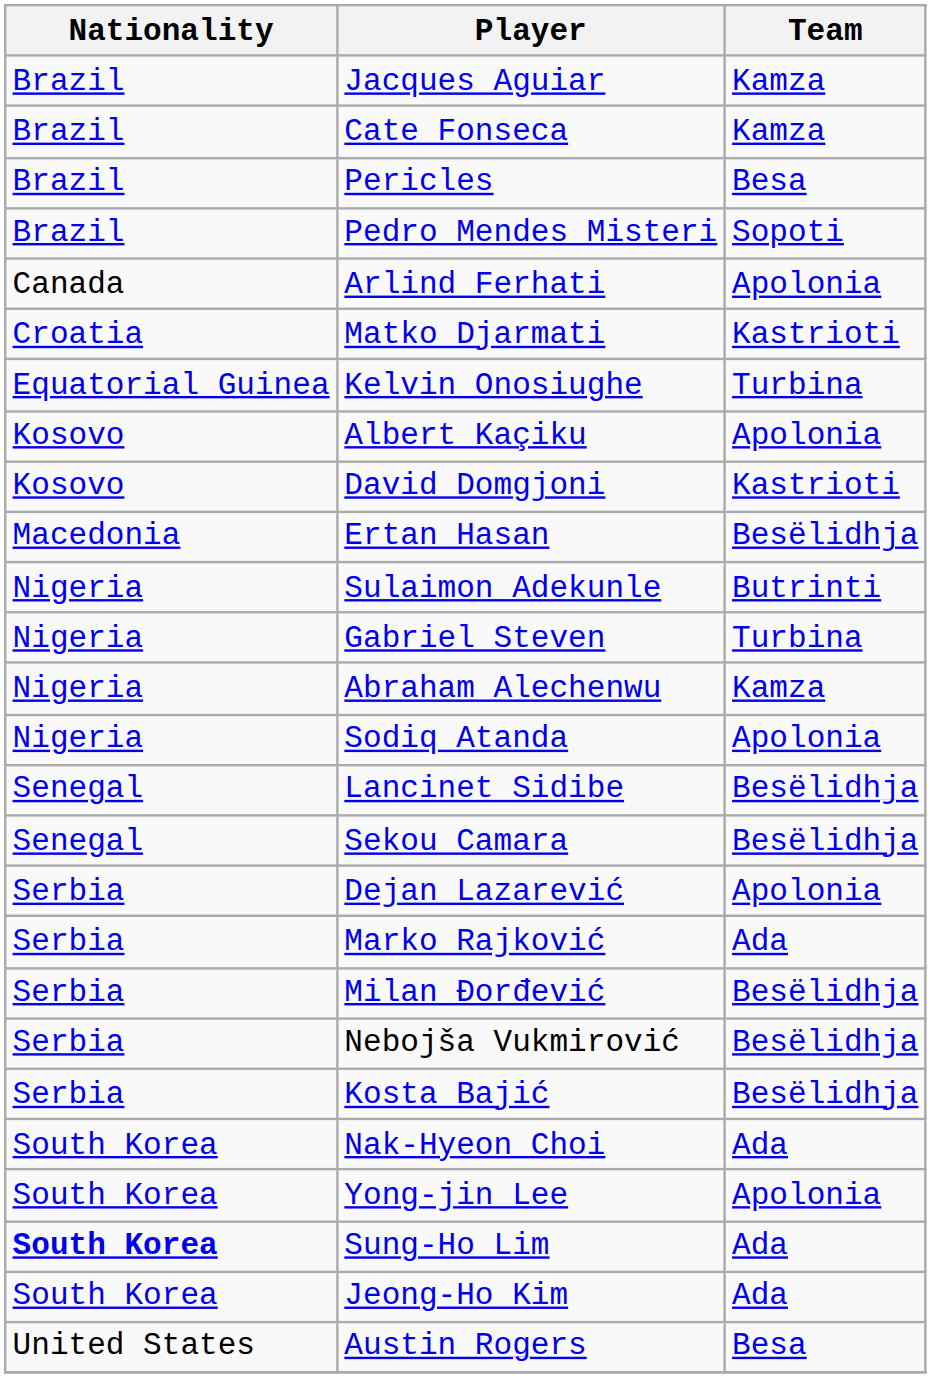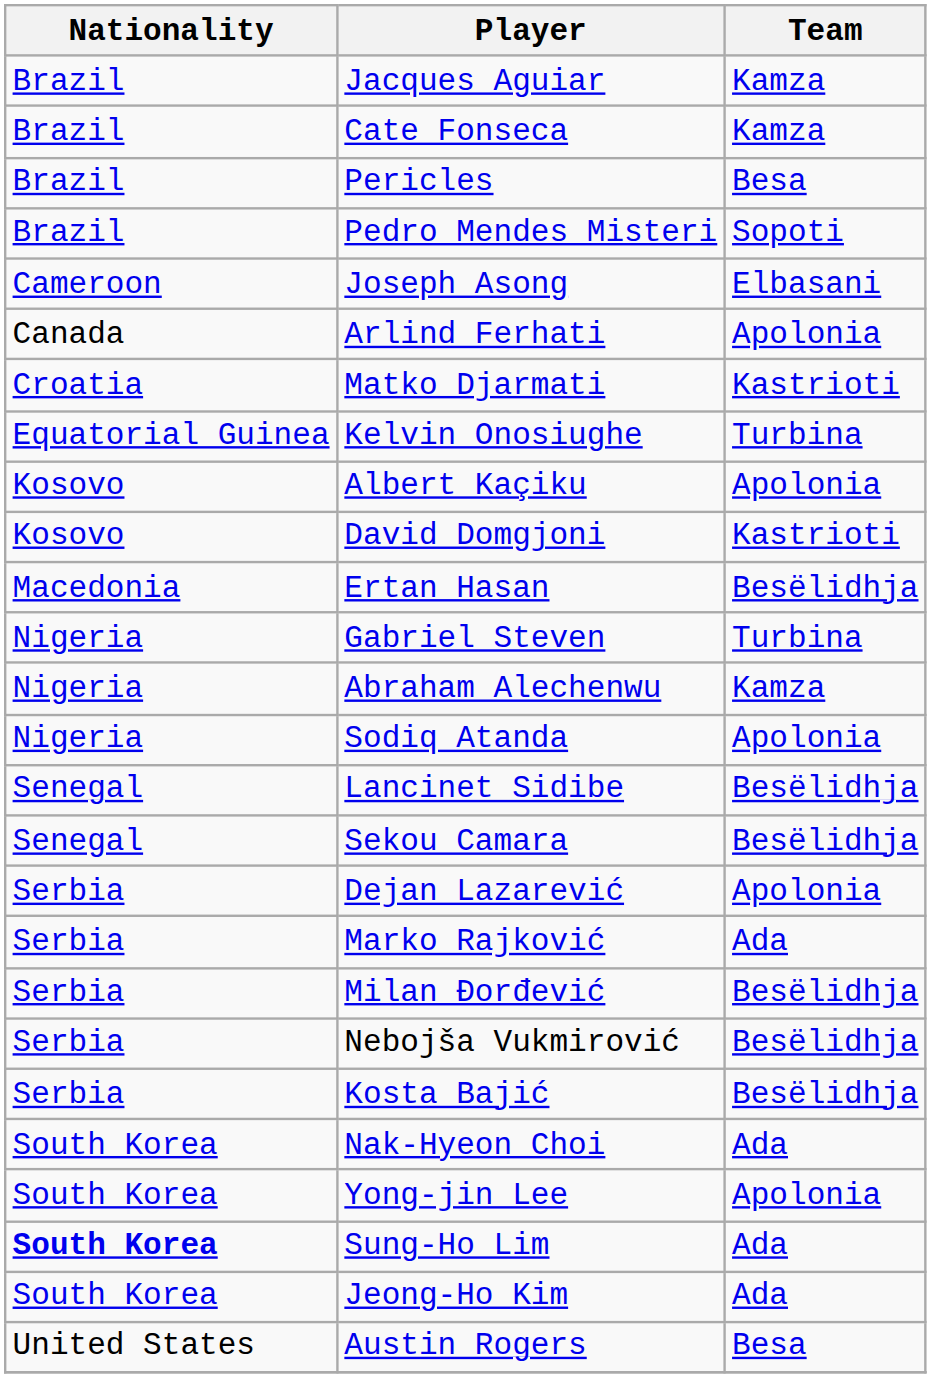+ row: (456, 284)
- row: (503, 588)
